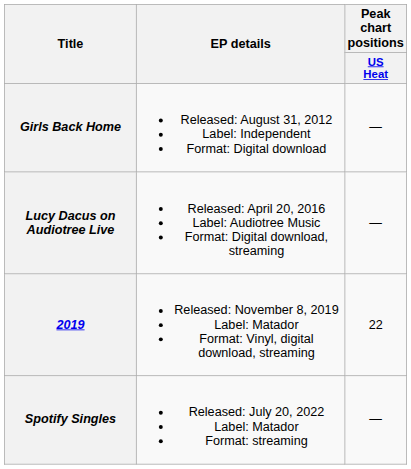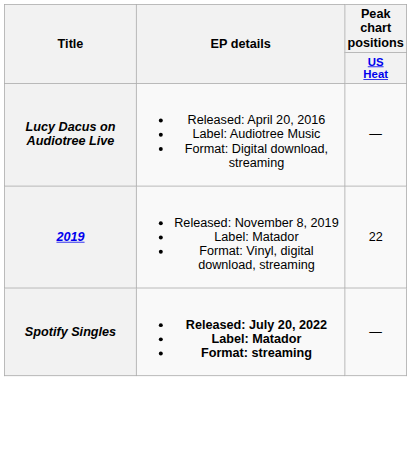- row: (71, 127)
(241, 427) normal -> (241, 339) bold
